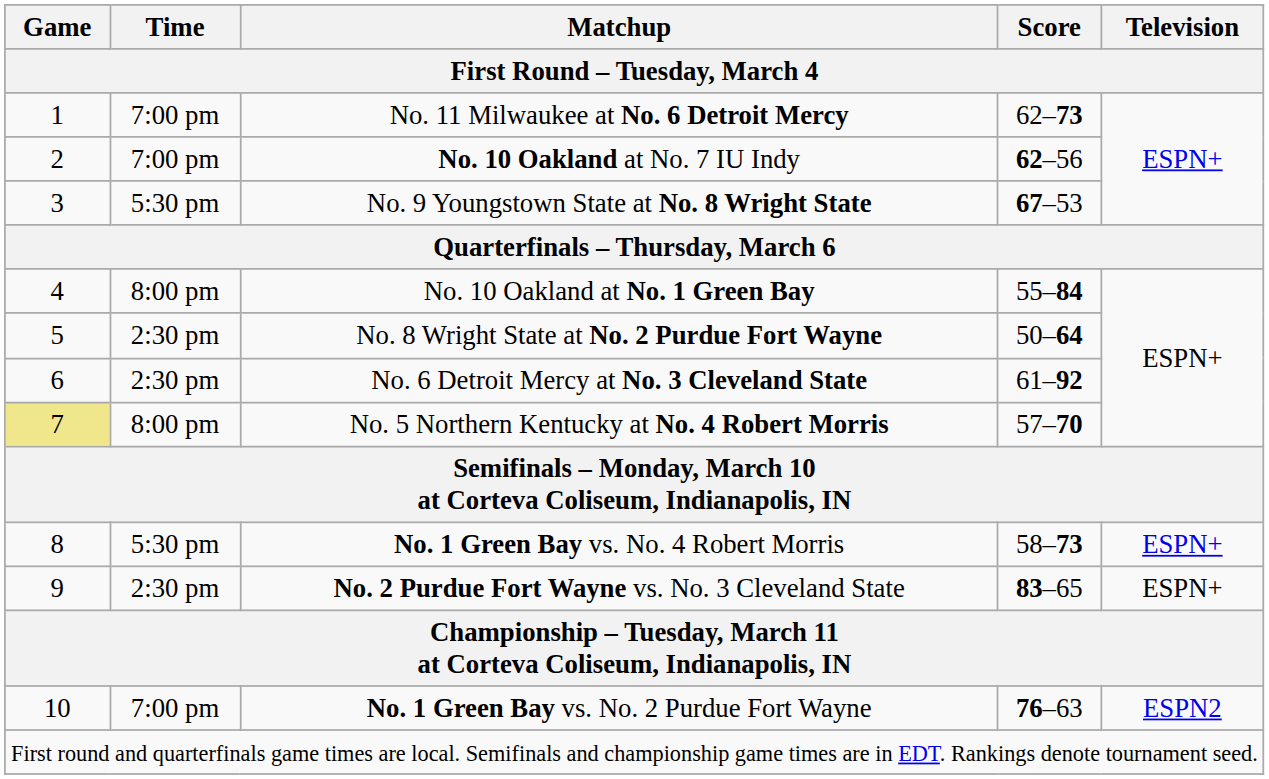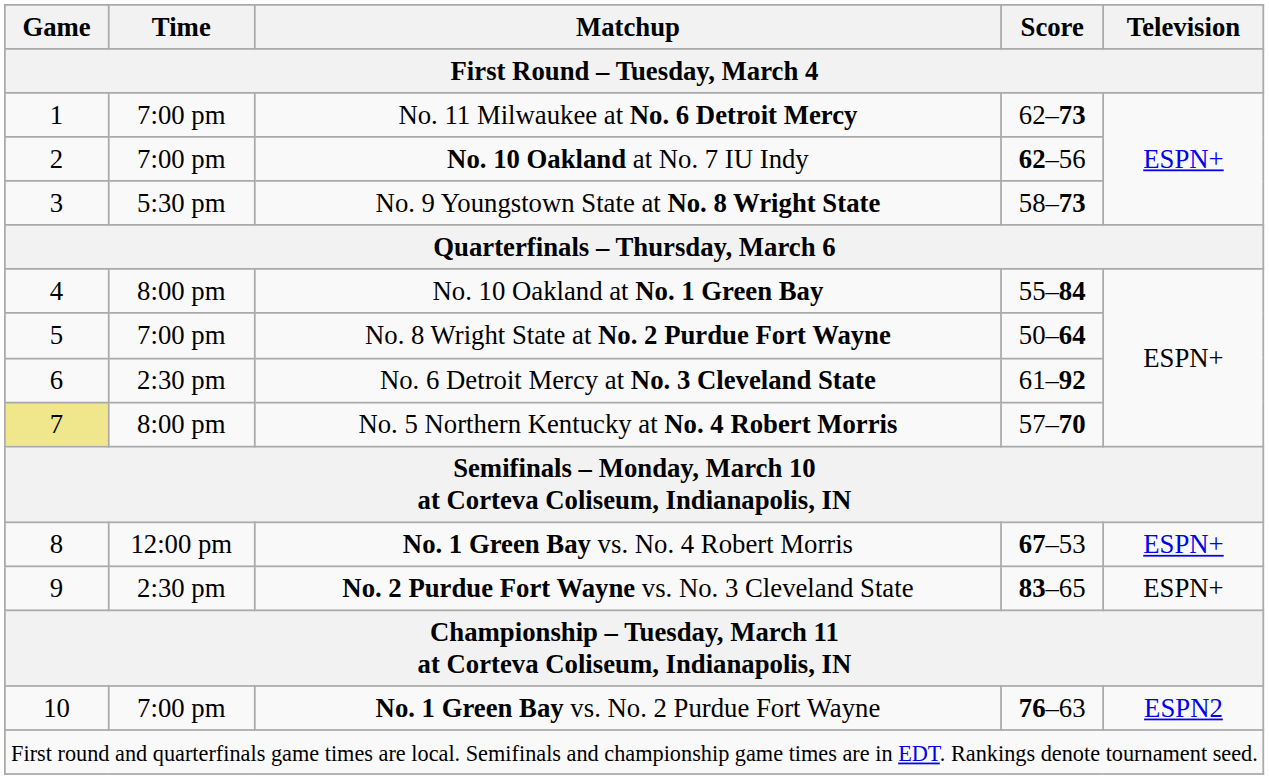(1049, 203) 67–53 -> (1052, 203) 58–73
(175, 335) 2:30 pm -> (181, 335) 7:00 pm
(175, 543) 5:30 pm -> (181, 543) 12:00 pm
(1049, 543) 58–73 -> (1052, 543) 67–53
